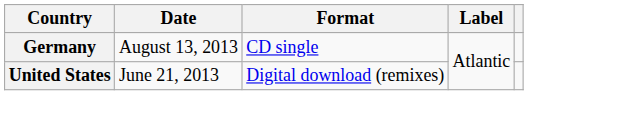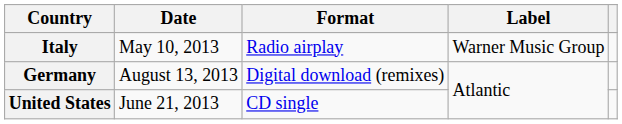+ row: (60, 47)
(282, 47) CD single -> (345, 75) Digital download (remixes)
(345, 75) Digital download (remixes) -> (282, 103) CD single
